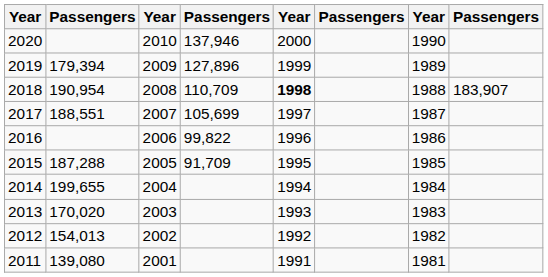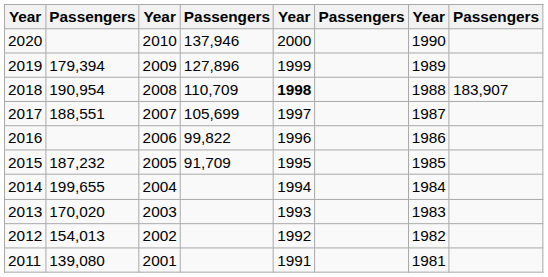(77, 163) 187,288 -> (77, 163) 187,232
